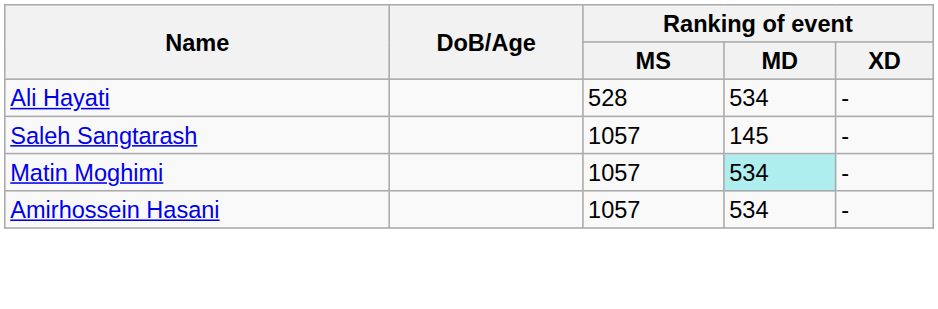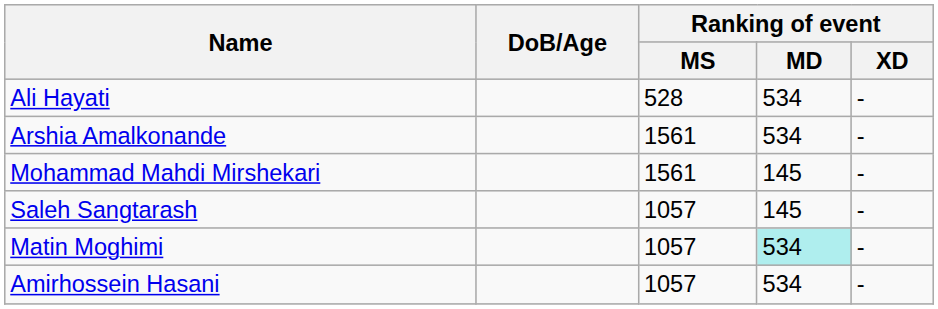+ row: (118, 136)
+ row: (165, 173)
